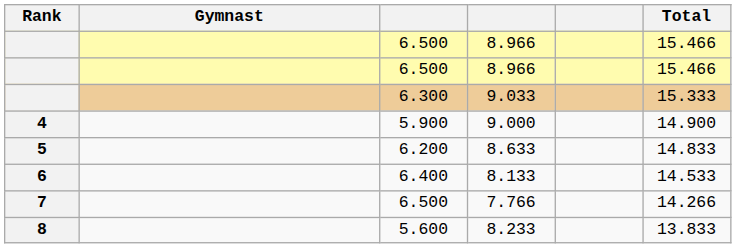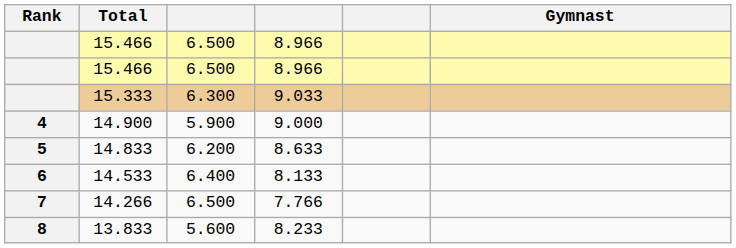columns swapped: (229, 18) <-> (686, 18)
